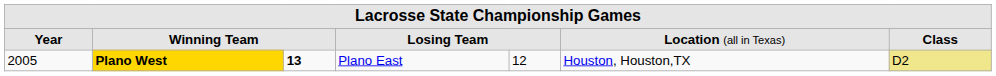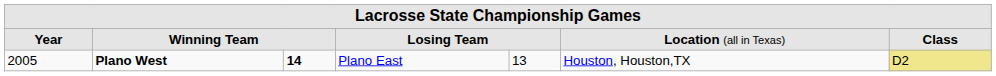(131, 60) gold background -> (131, 60) no background
(294, 60) 13 -> (294, 60) 14
(519, 60) 12 -> (519, 60) 13
